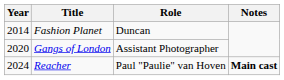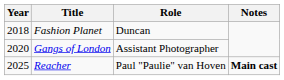(18, 30) 2014 -> (18, 30) 2018
(18, 65) 2024 -> (18, 65) 2025
